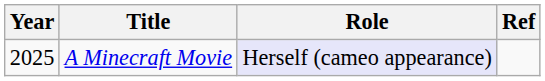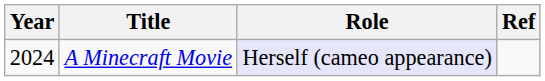(32, 57) 2025 -> (32, 57) 2024
